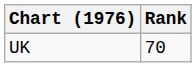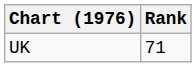(155, 48) 70 -> (155, 48) 71
